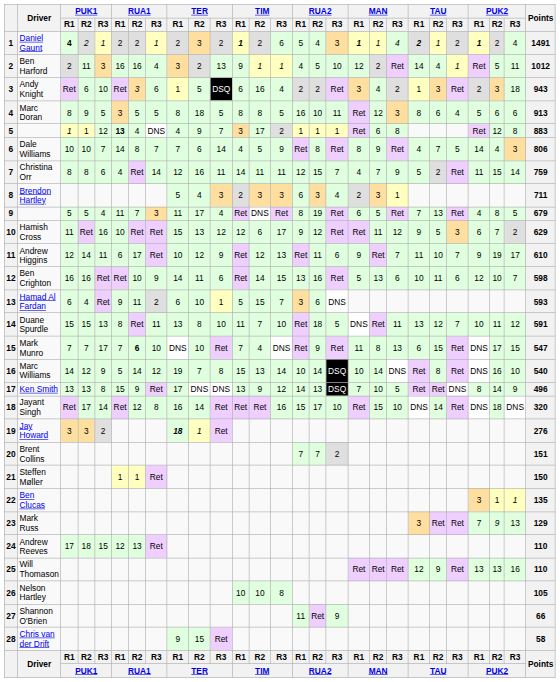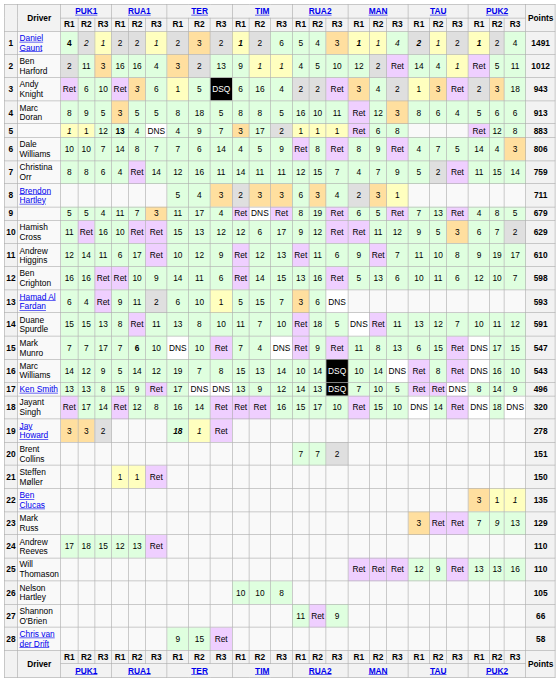(457, 255) 7 -> (457, 255) 8
(541, 371) 540 -> (541, 371) 543
(541, 431) 276 -> (541, 431) 278
